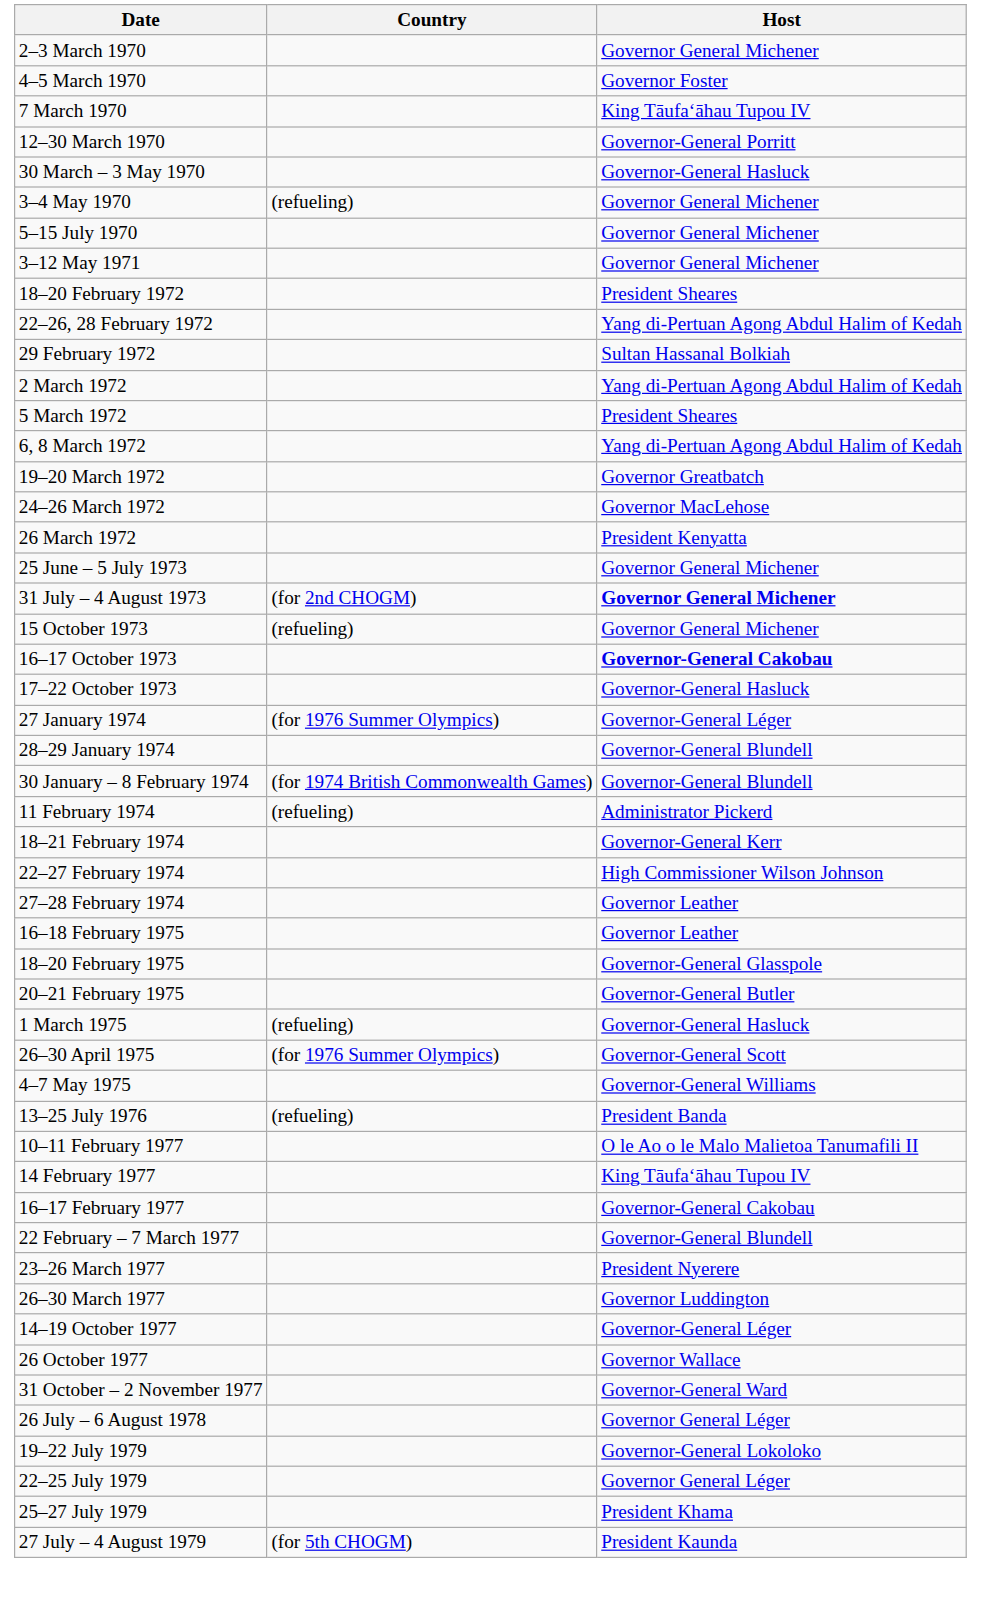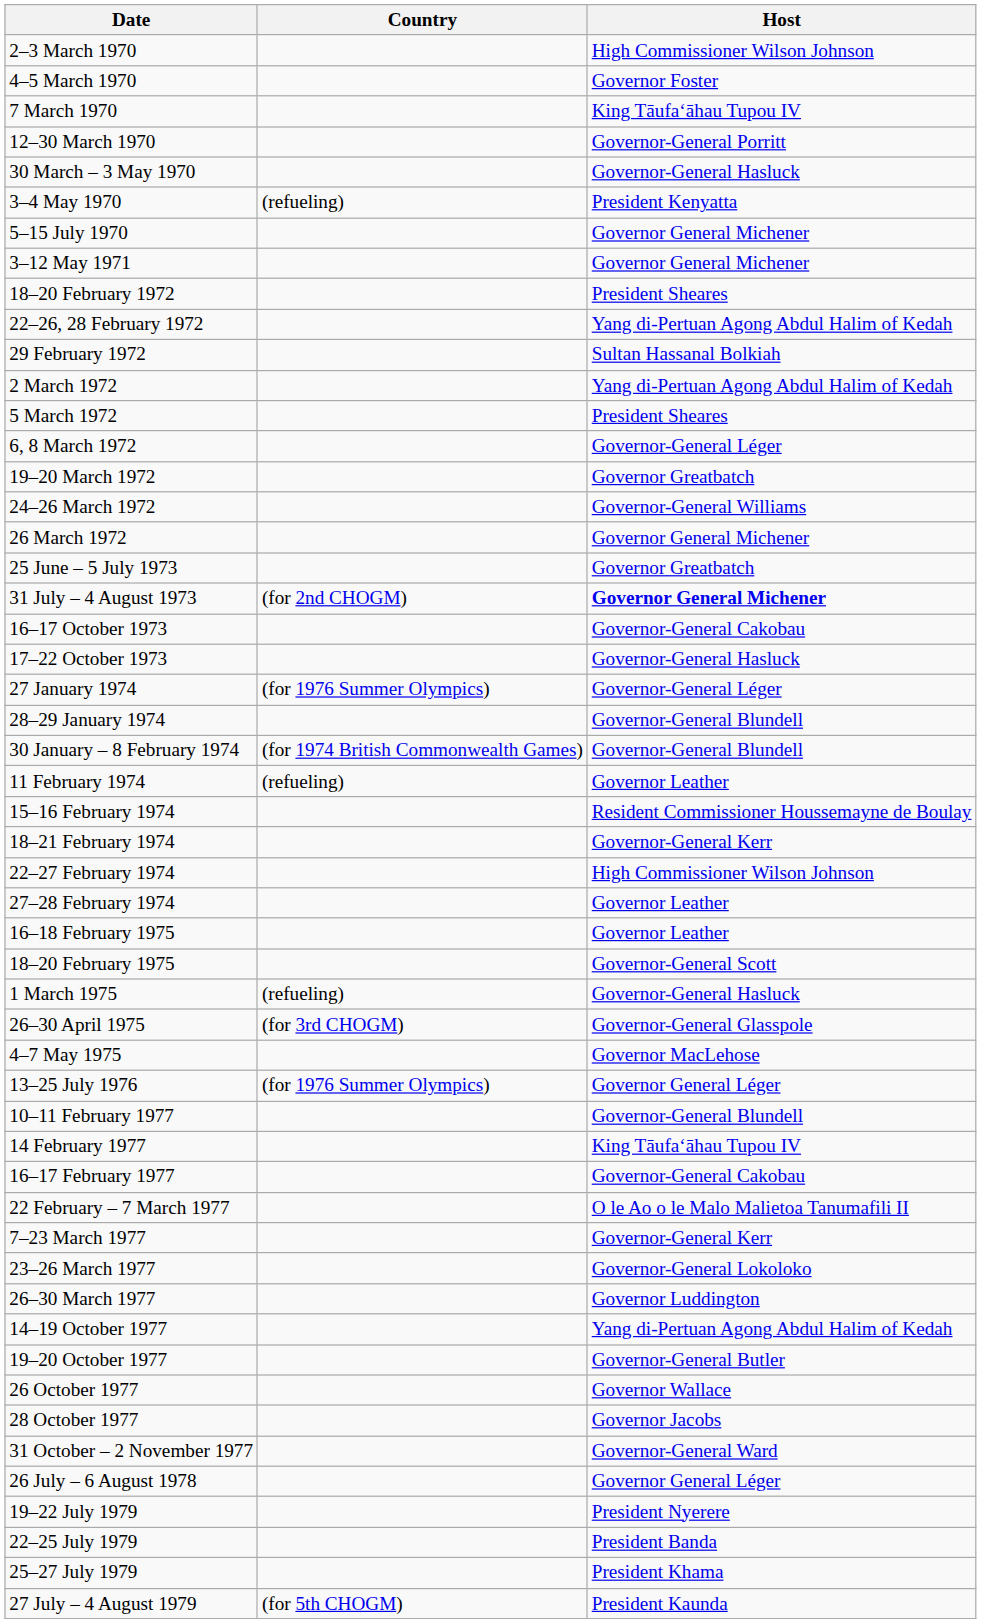(710, 50) Governor General Michener -> (733, 50) High Commissioner Wilson Johnson
(710, 202) Governor General Michener -> (665, 202) President Kenyatta
(782, 446) Yang di-Pertuan Agong Abdul Halim of Kedah -> (687, 446) Governor-General Léger
(685, 506) Governor MacLehose -> (699, 506) Governor-General Williams
(674, 537) President Kenyatta -> (700, 537) Governor General Michener
(710, 567) Governor General Michener -> (673, 567) Governor Greatbatch
- row: (83, 628)
(717, 659) bold -> (698, 628) normal
(687, 811) Administrator Pickerd -> (660, 780) Governor Leather
+ row: (92, 811)
(712, 963) Governor-General Glasspole -> (684, 963) Governor-General Scott
- row: (102, 994)
(385, 1055) (for 1976 Summer Olympics) -> (333, 1024) (for 3rd CHOGM)
(694, 1055) Governor-General Scott -> (702, 1024) Governor-General Glasspole
(708, 1085) Governor-General Williams -> (676, 1055) Governor MacLehose
(312, 1115) (refueling) -> (376, 1085) (for 1976 Summer Olympics)
(664, 1115) President Banda -> (686, 1085) Governor General Léger
(760, 1146) O le Ao o le Malo Malietoa Tanumafili II -> (697, 1115) Governor-General Blundell
(707, 1237) Governor-General Blundell -> (750, 1207) O le Ao o le Malo Malietoa Tanumafili II
+ row: (78, 1237)
(670, 1268) President Nyerere -> (702, 1268) Governor-General Lokoloko
(696, 1329) Governor-General Léger -> (772, 1329) Yang di-Pertuan Agong Abdul Halim of Kedah
+ row: (88, 1359)
+ row: (74, 1420)
(711, 1450) Governor-General Lokoloko -> (661, 1511) President Nyerere
(696, 1481) Governor General Léger -> (654, 1542) President Banda
